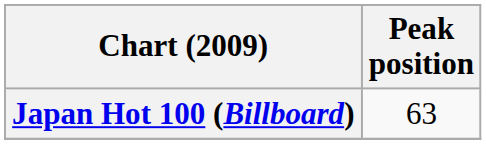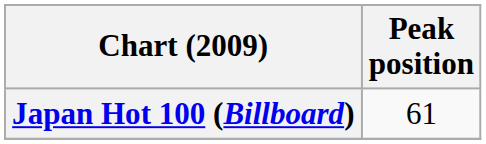(421, 113) 63 -> (421, 113) 61
